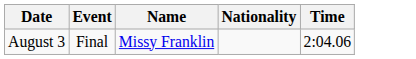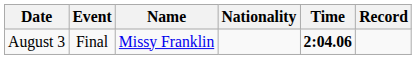+ column: (384, 16)
(327, 41) normal -> (328, 41) bold
